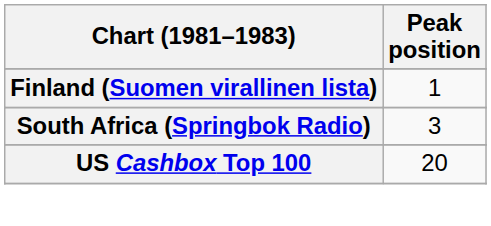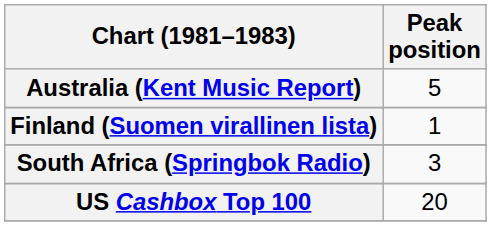+ row: (194, 88)
